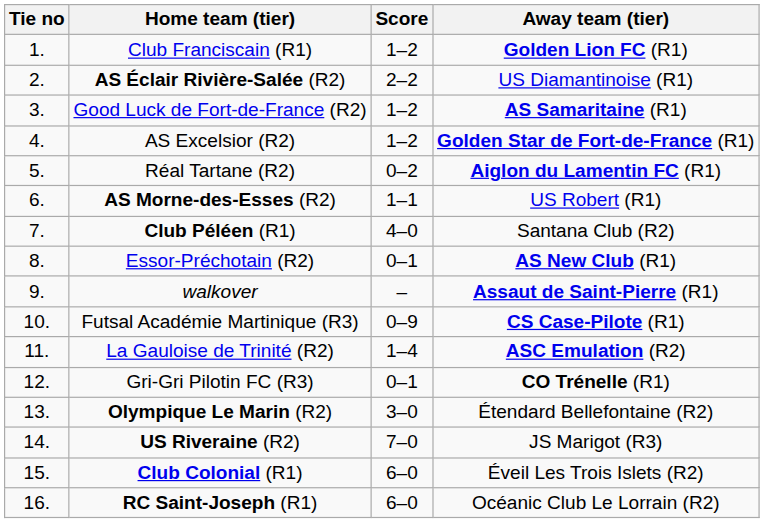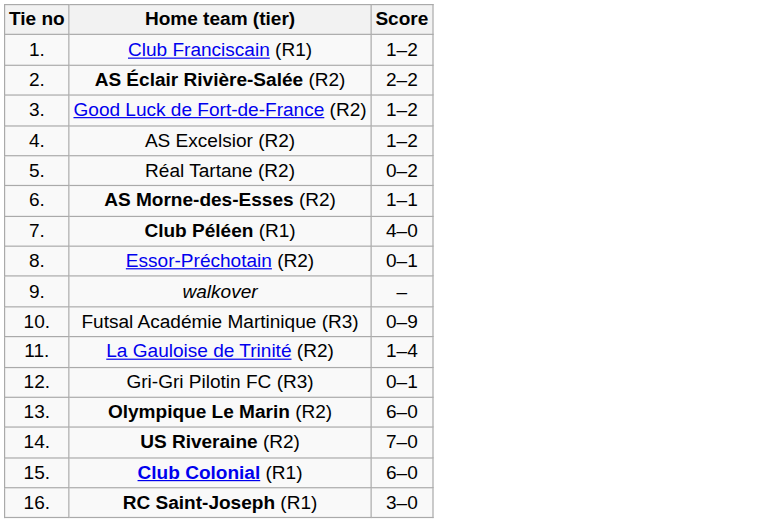- column: (596, 19)
(402, 412) 3–0 -> (402, 412) 6–0
(402, 502) 6–0 -> (402, 502) 3–0
